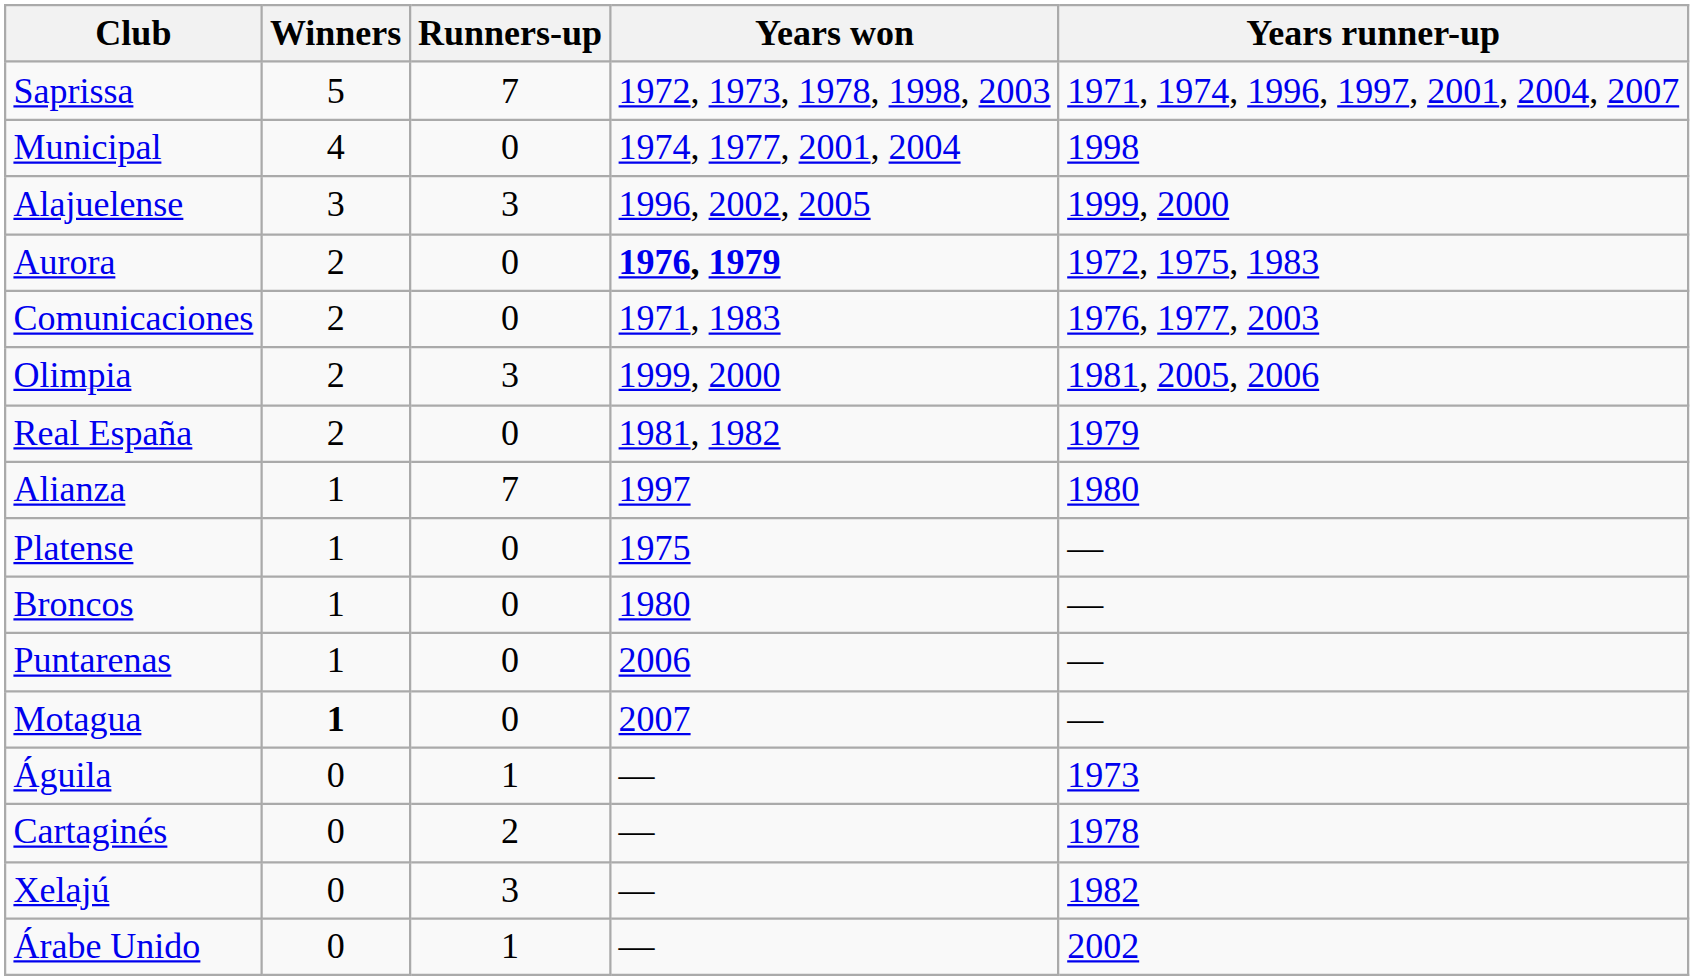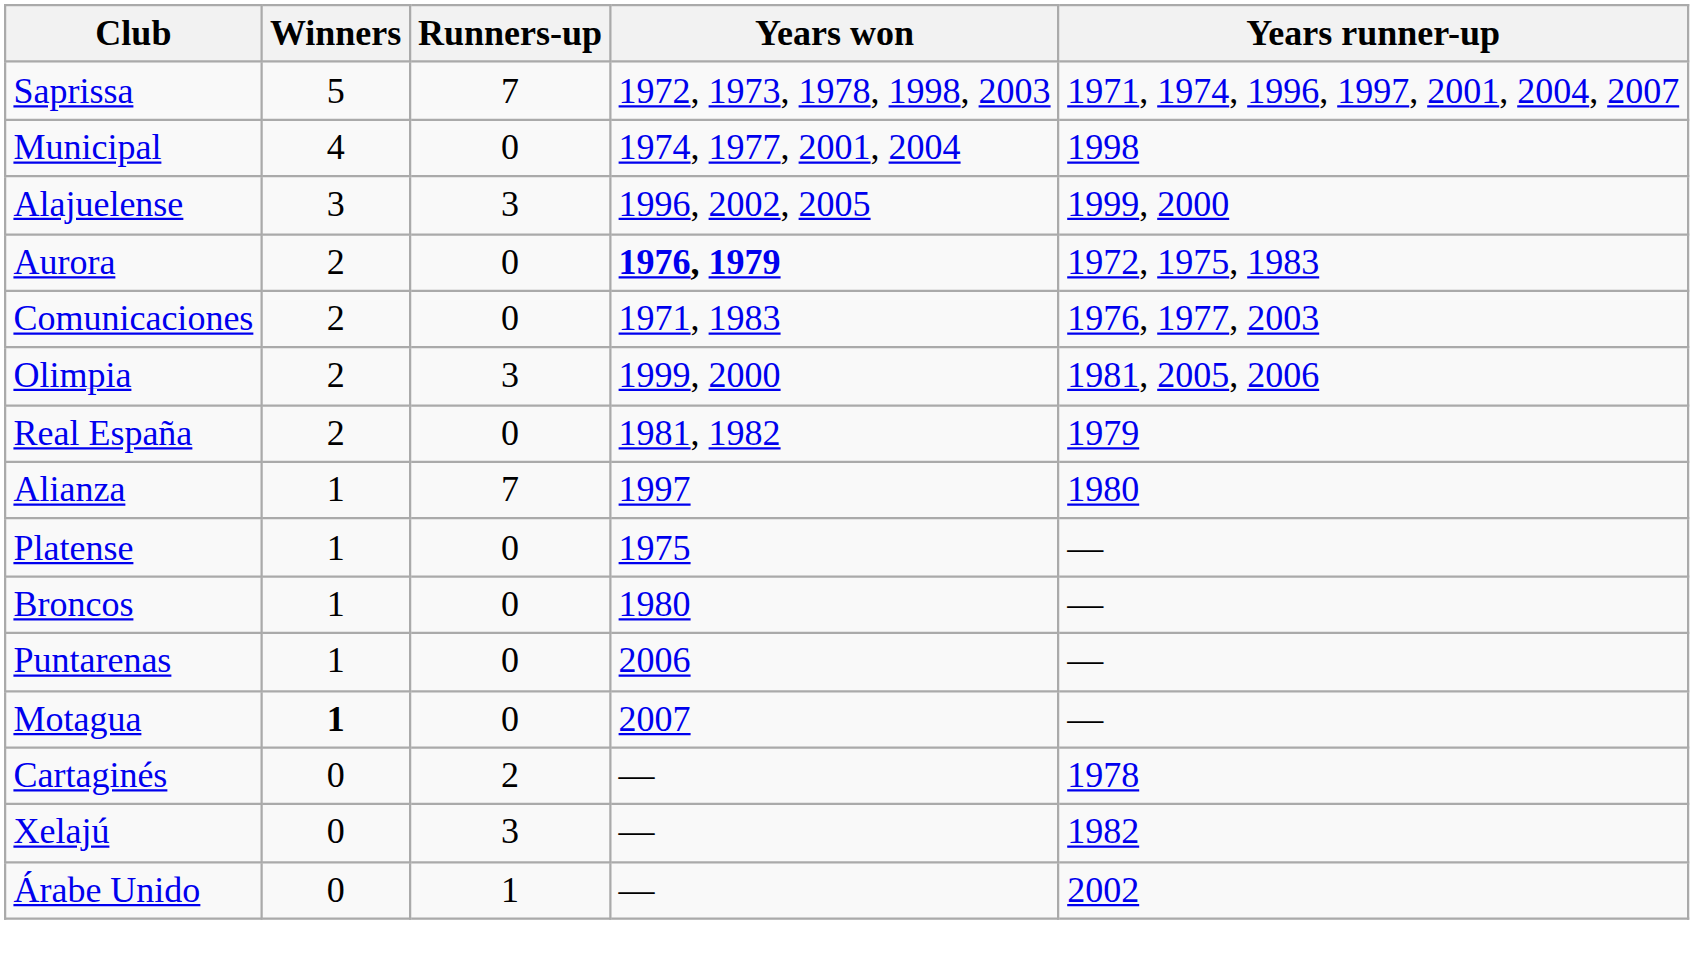- row: (62, 775)
